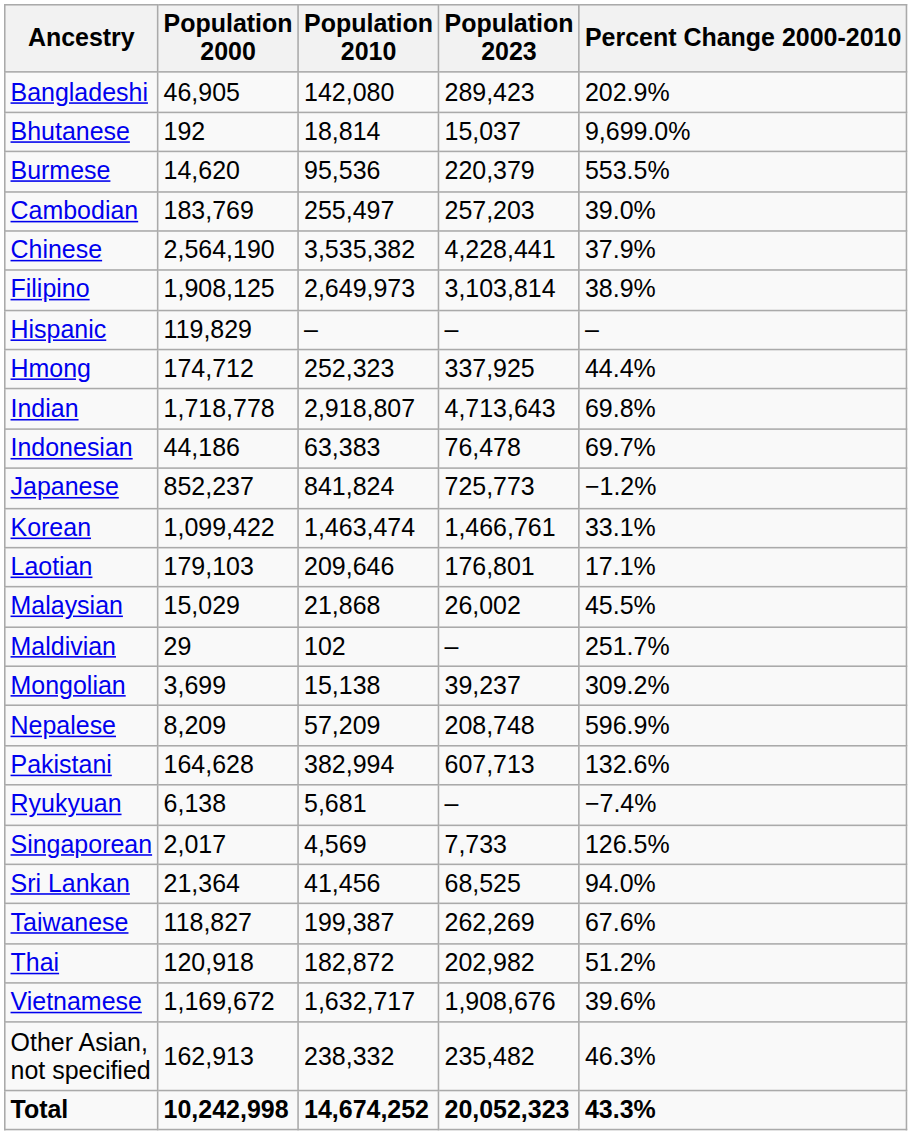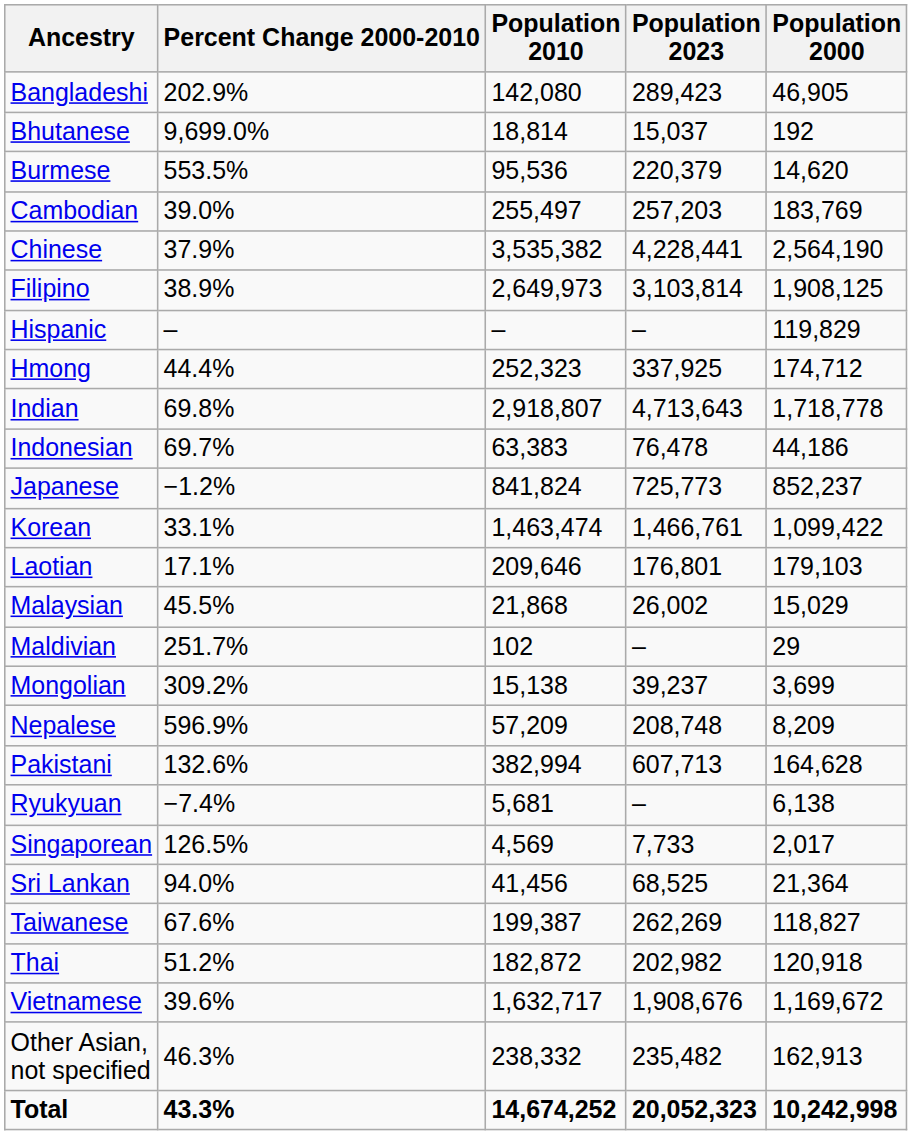columns swapped: (228, 38) <-> (743, 38)
